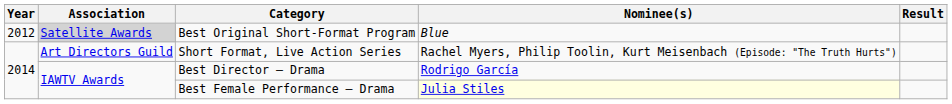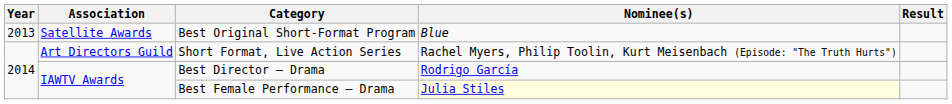(21, 33) 2012 -> (21, 33) 2013
(96, 33) lightgrey background -> (96, 33) no background
